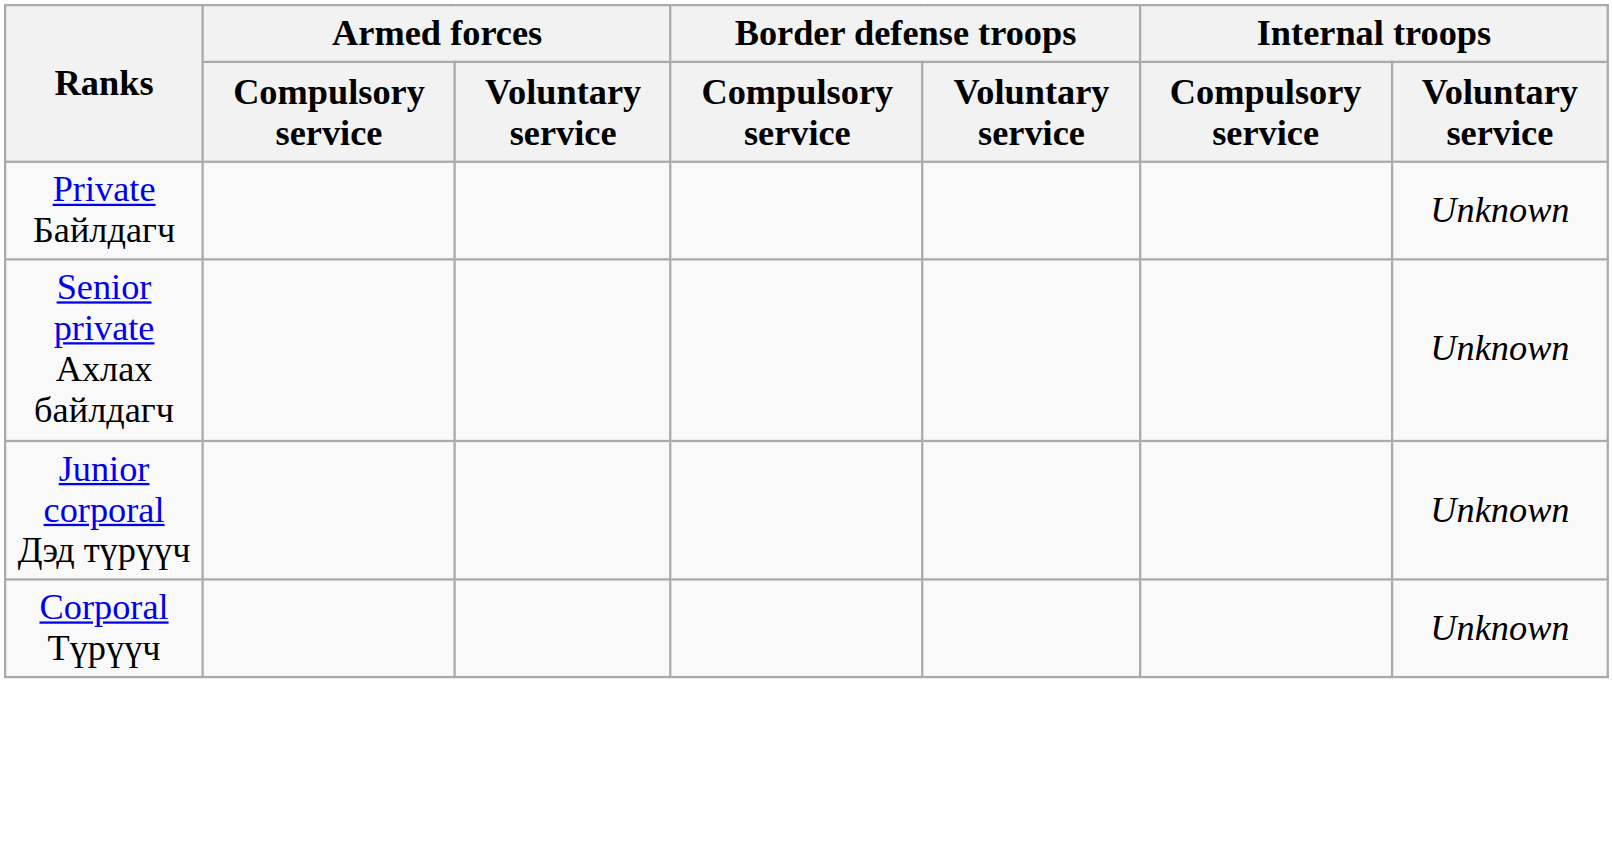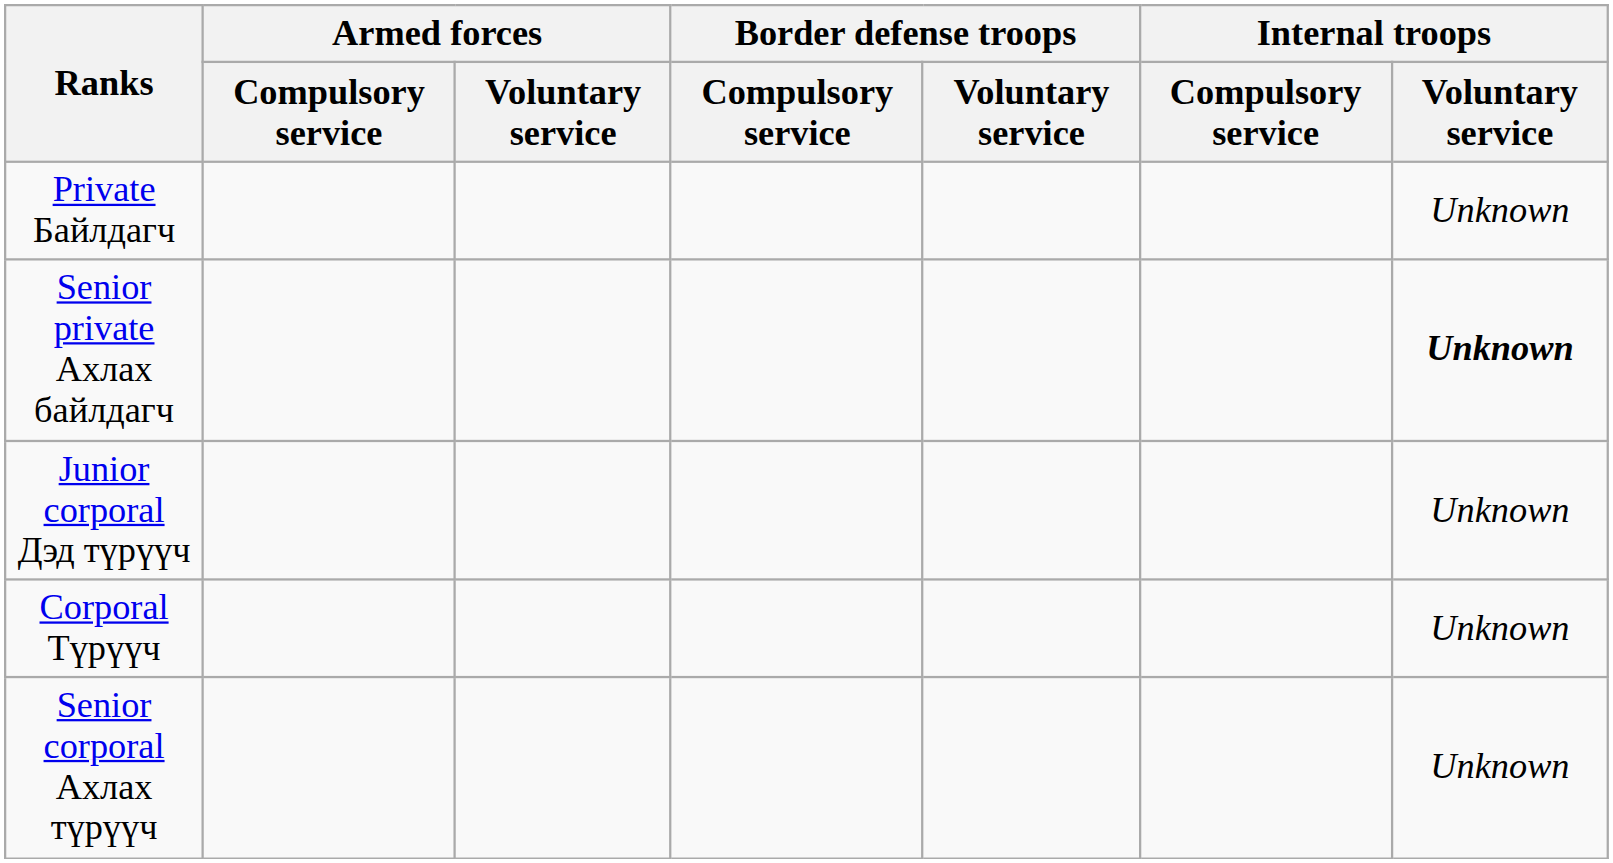(1500, 349) normal -> (1500, 349) bold
+ row: (104, 767)
